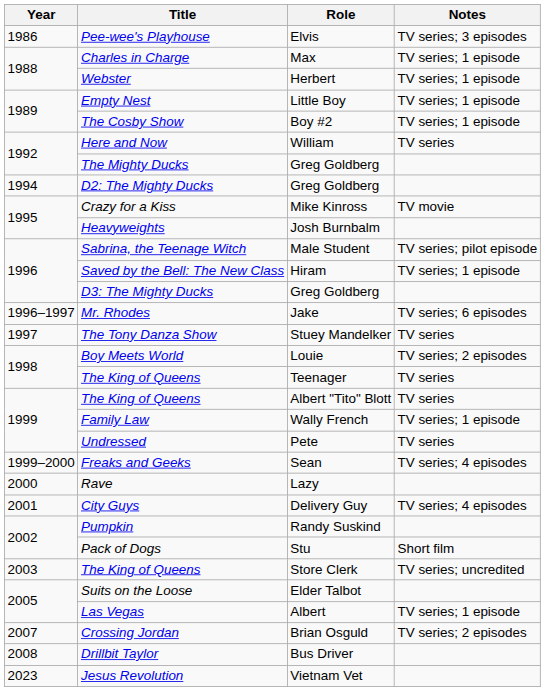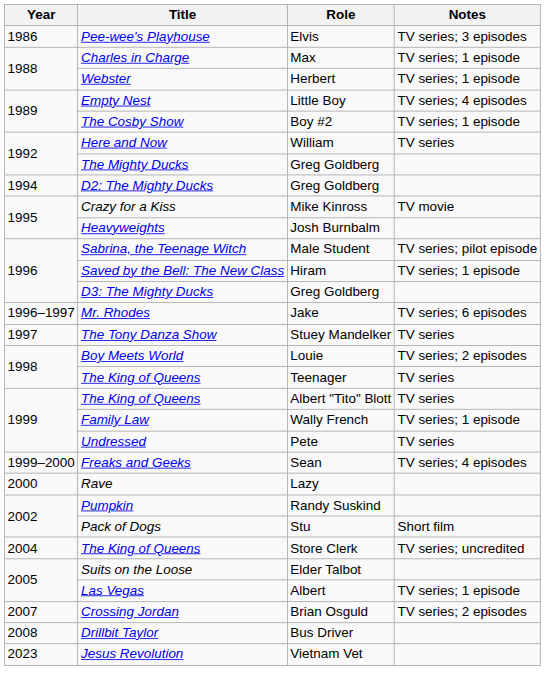(459, 100) TV series; 1 episode -> (462, 100) TV series; 4 episodes
- row: (110, 505)
(22, 569) 2003 -> (22, 548) 2004
